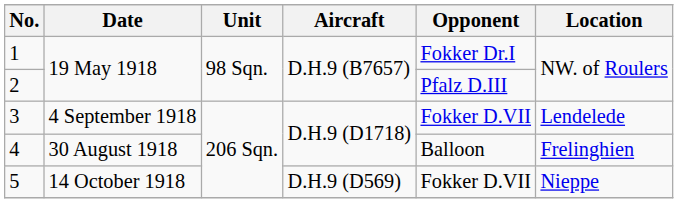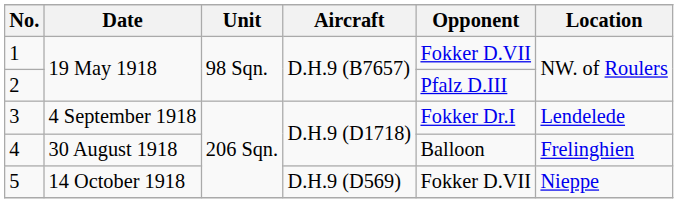(468, 52) Fokker Dr.I -> (476, 52) Fokker D.VII
(476, 117) Fokker D.VII -> (468, 117) Fokker Dr.I
